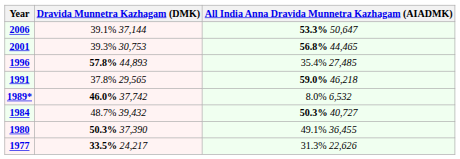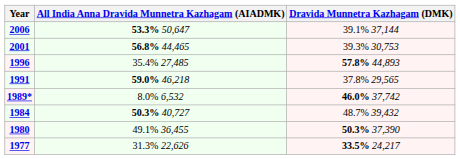columns swapped: (329, 13) <-> (118, 13)
